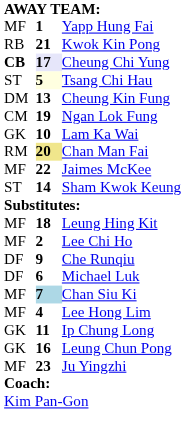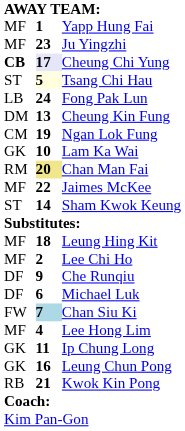rows swapped: (111, 44) <-> (94, 365)
+ row: (105, 98)
(15, 294) MF -> (15, 312) FW
